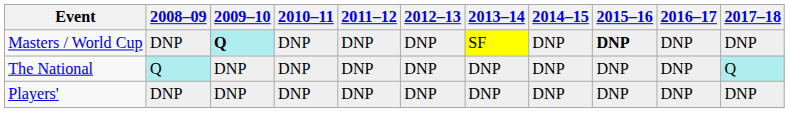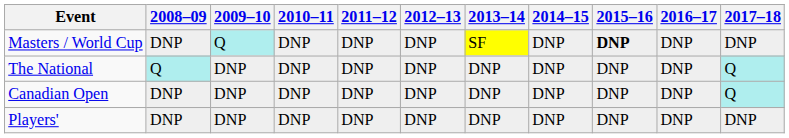(220, 42) bold -> (220, 42) normal
+ row: (58, 94)
